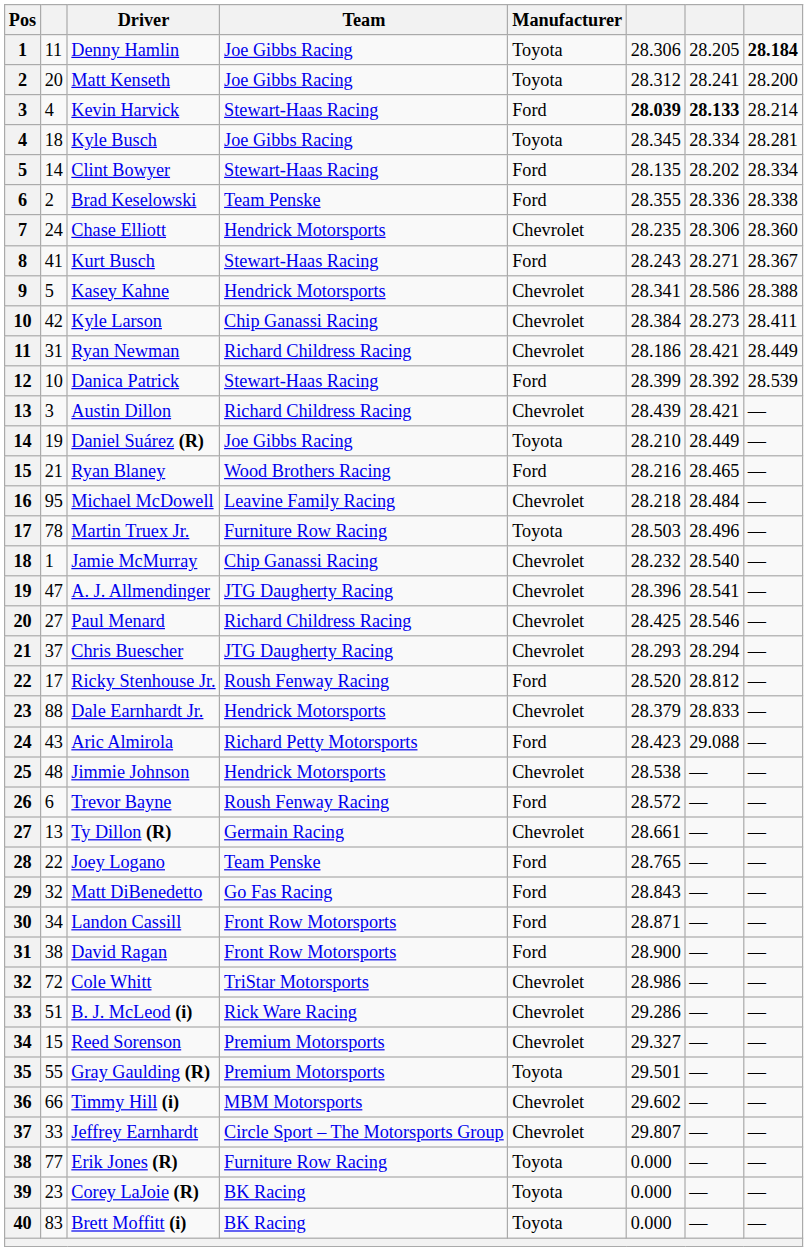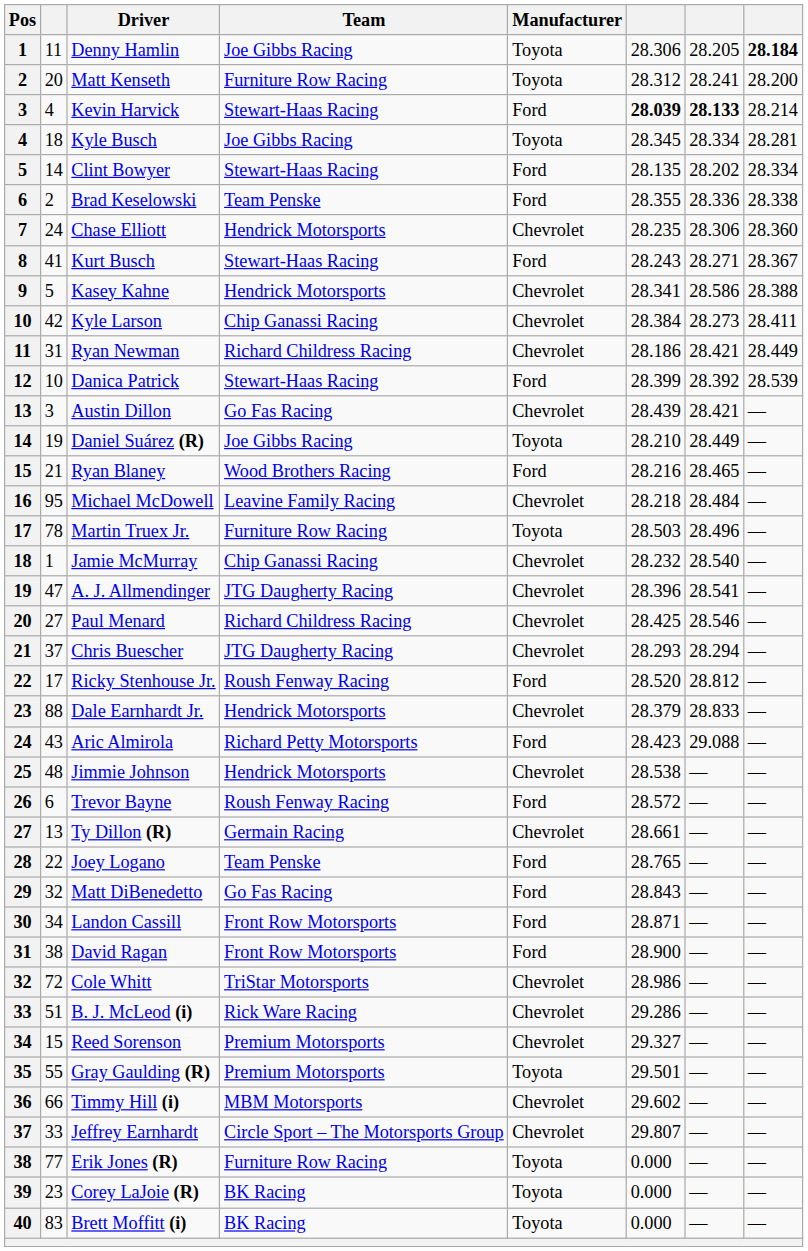(288, 79) Joe Gibbs Racing -> (306, 79) Furniture Row Racing
(318, 410) Richard Childress Racing -> (278, 410) Go Fas Racing
